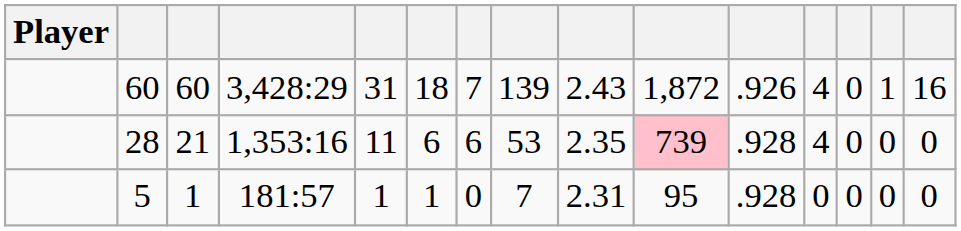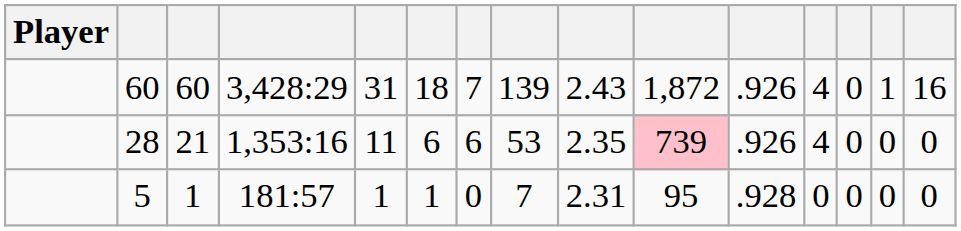(766, 141) .928 -> (766, 141) .926
